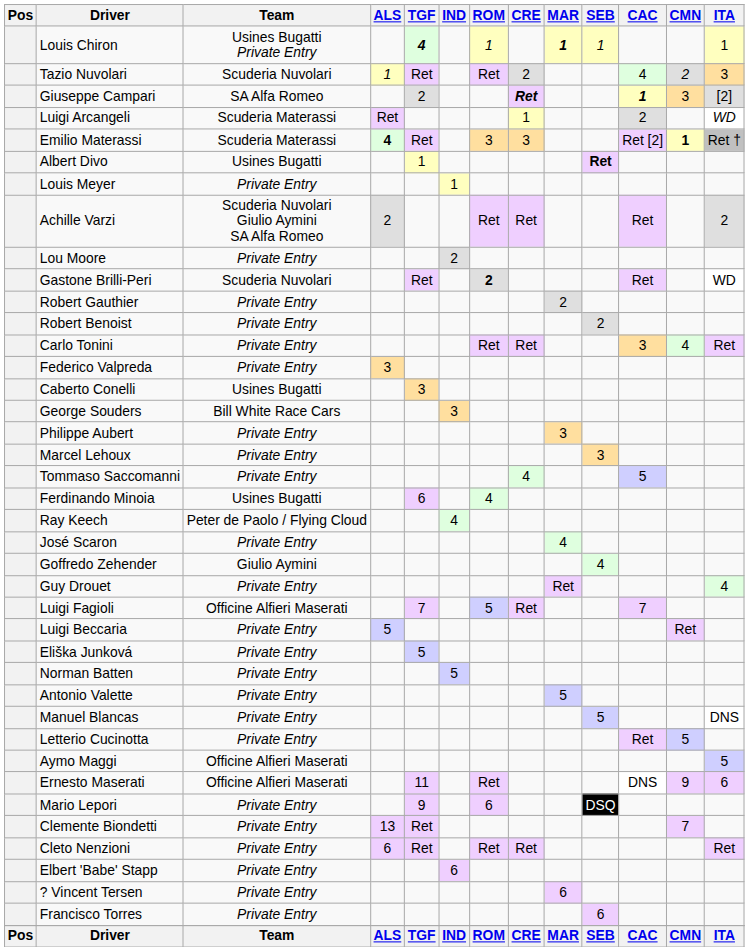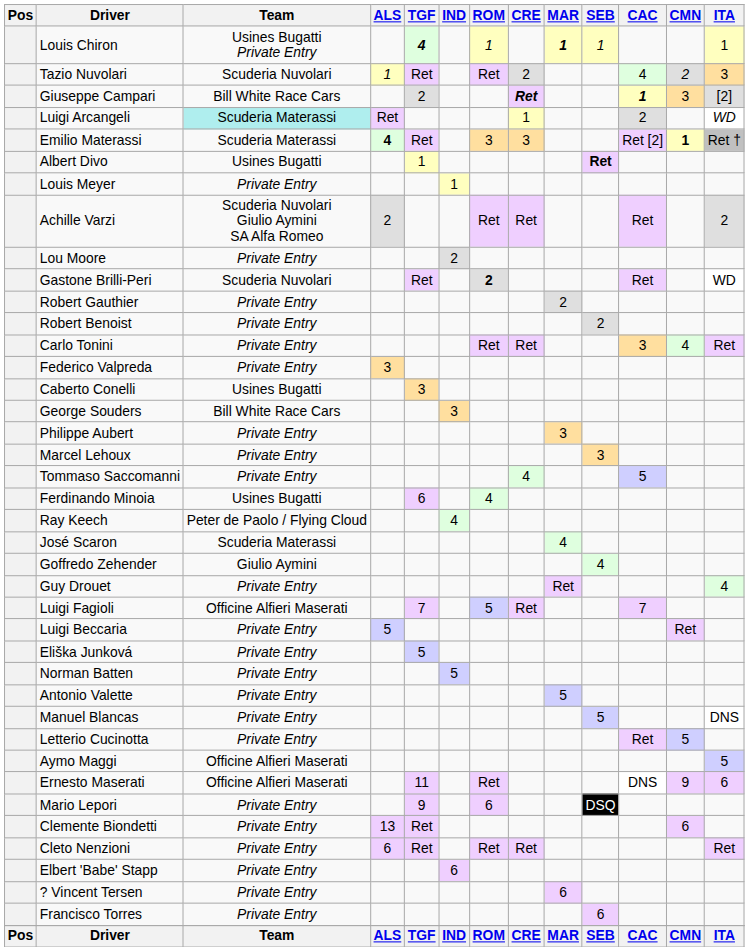(277, 96) SA Alfa Romeo -> (277, 96) Bill White Race Cars
(277, 118) no background -> (277, 118) paleturquoise background
(277, 542) Private Entry -> (277, 542) Scuderia Materassi
(685, 826) 7 -> (685, 826) 6
